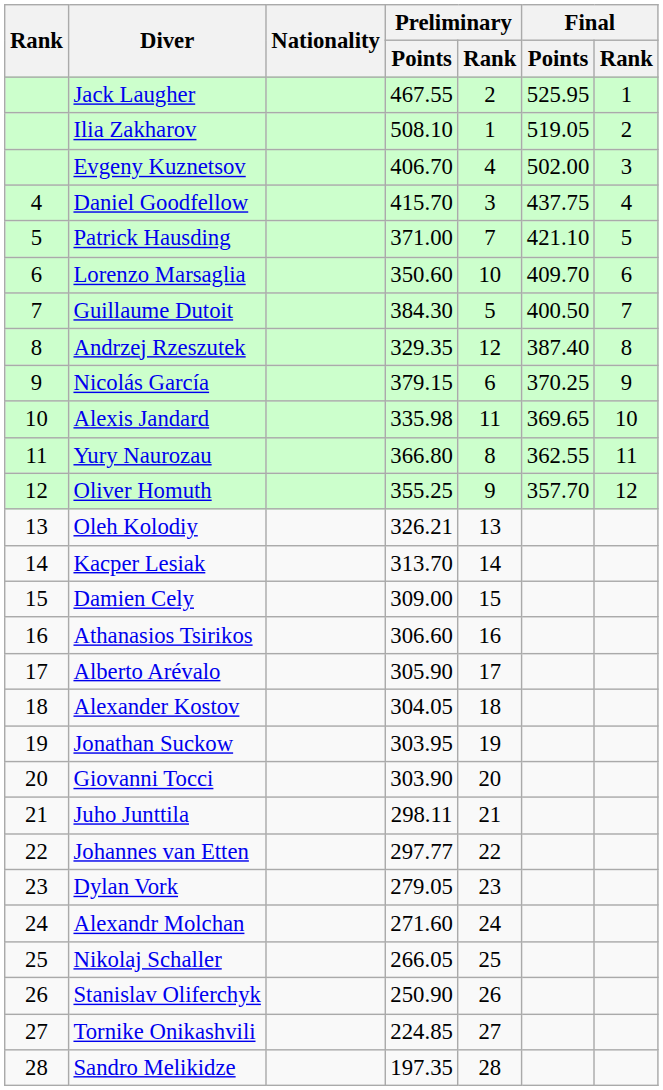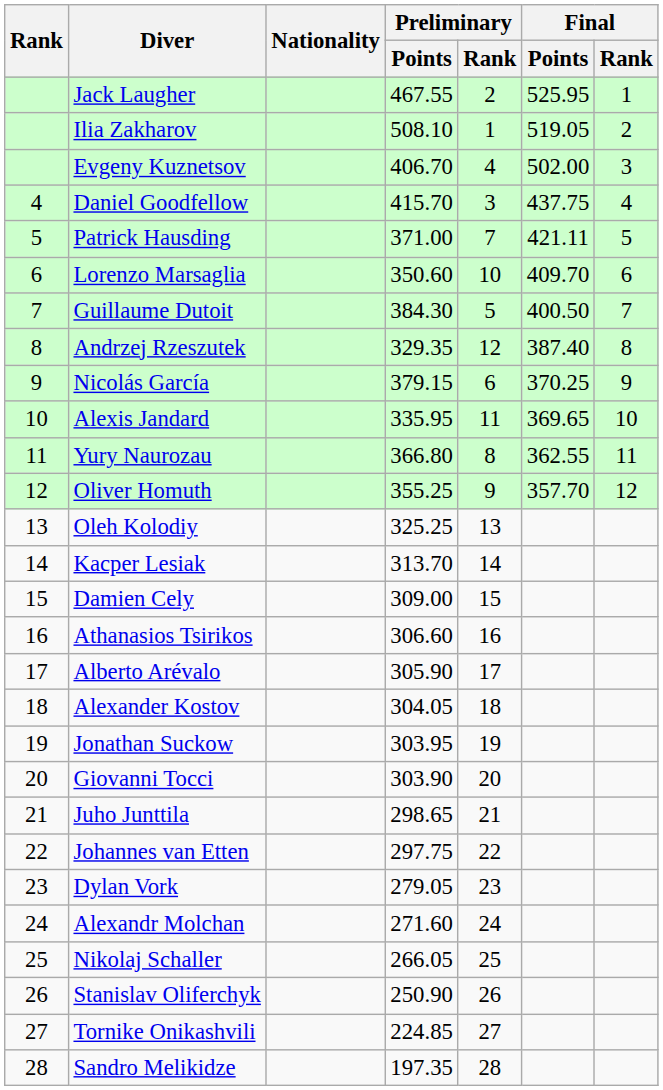(558, 238) 421.10 -> (558, 238) 421.11
(422, 418) 335.98 -> (422, 418) 335.95
(422, 526) 326.21 -> (422, 526) 325.25
(422, 815) 298.11 -> (422, 815) 298.65
(422, 851) 297.77 -> (422, 851) 297.75
